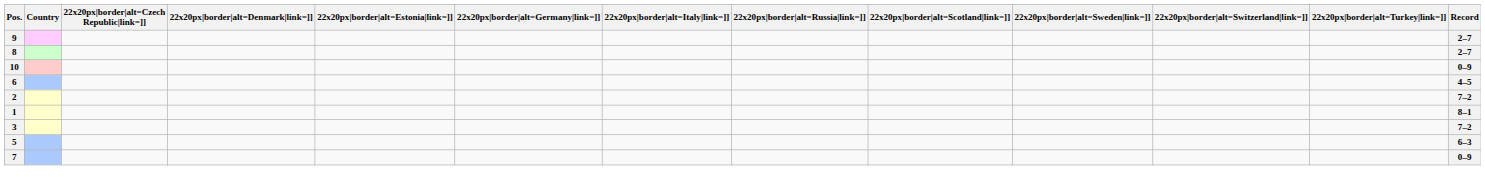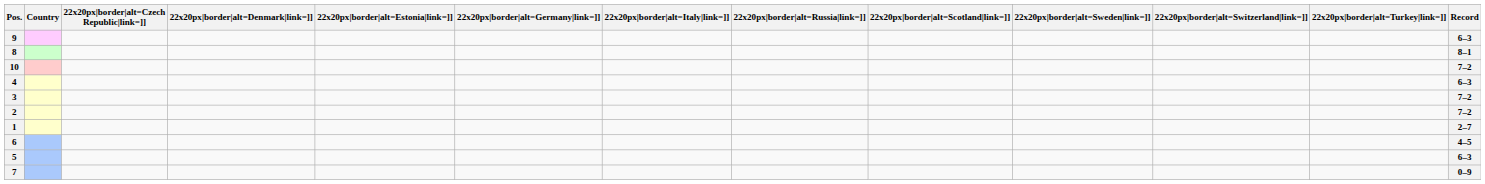(1465, 38) 2–7 -> (1465, 38) 6–3
(1465, 53) 2–7 -> (1465, 53) 8–1
(1465, 67) 0–9 -> (1465, 67) 7–2
+ row: (14, 82)
rows swapped: (14, 82) <-> (14, 127)
(1465, 112) 8–1 -> (1465, 127) 2–7
